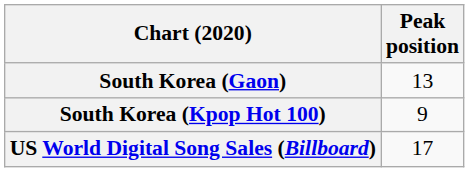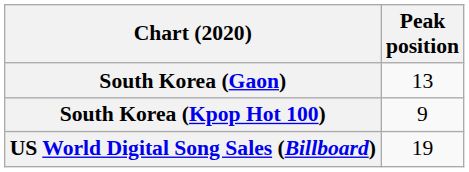(423, 148) 17 -> (423, 148) 19
